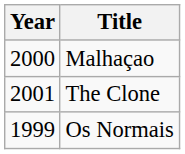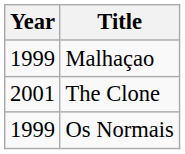(32, 58) 2000 -> (32, 58) 1999
